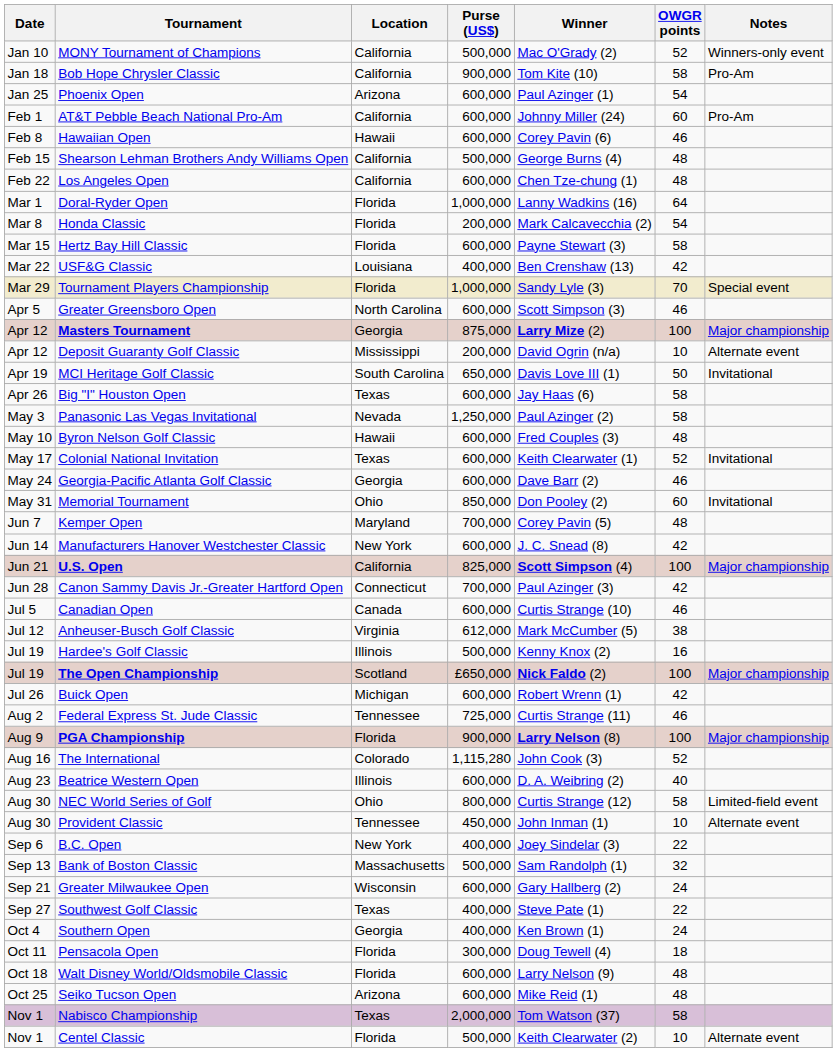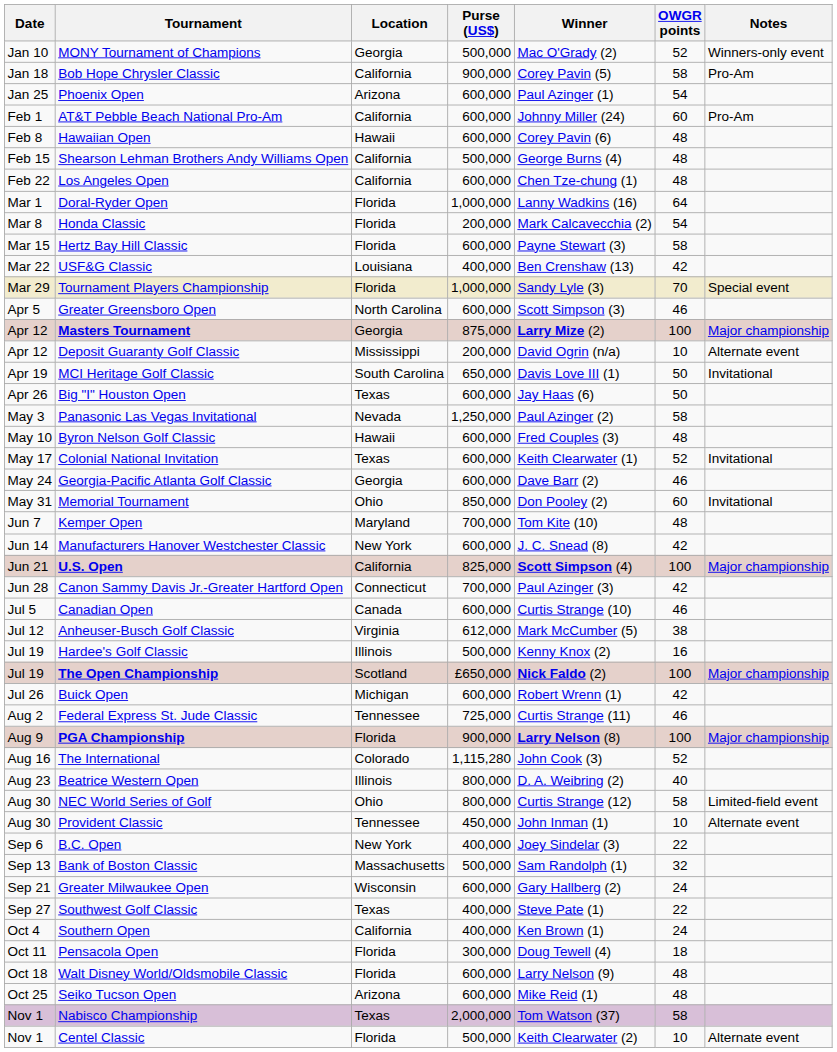(383, 52) California -> (379, 52) Georgia
(558, 73) Tom Kite (10) -> (564, 73) Corey Pavin (5)
(680, 138) 46 -> (680, 138) 48
(680, 395) 58 -> (680, 395) 50
(564, 523) Corey Pavin (5) -> (558, 523) Tom Kite (10)
(487, 780) 600,000 -> (487, 780) 800,000
(379, 930) Georgia -> (383, 930) California
